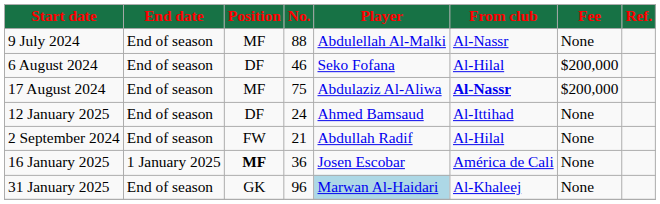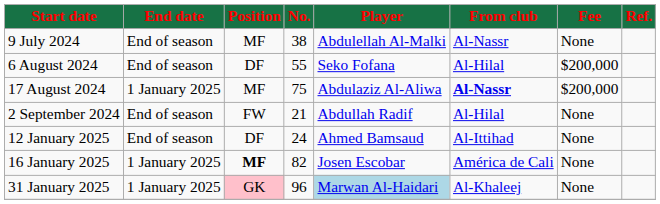(299, 41) 88 -> (299, 41) 38
(299, 65) 46 -> (299, 65) 55
(170, 89) End of season -> (174, 89) 1 January 2025
rows swapped: (64, 138) <-> (59, 114)
(299, 162) 36 -> (299, 162) 82
(170, 187) End of season -> (174, 187) 1 January 2025
(254, 187) no background -> (254, 187) pink background
